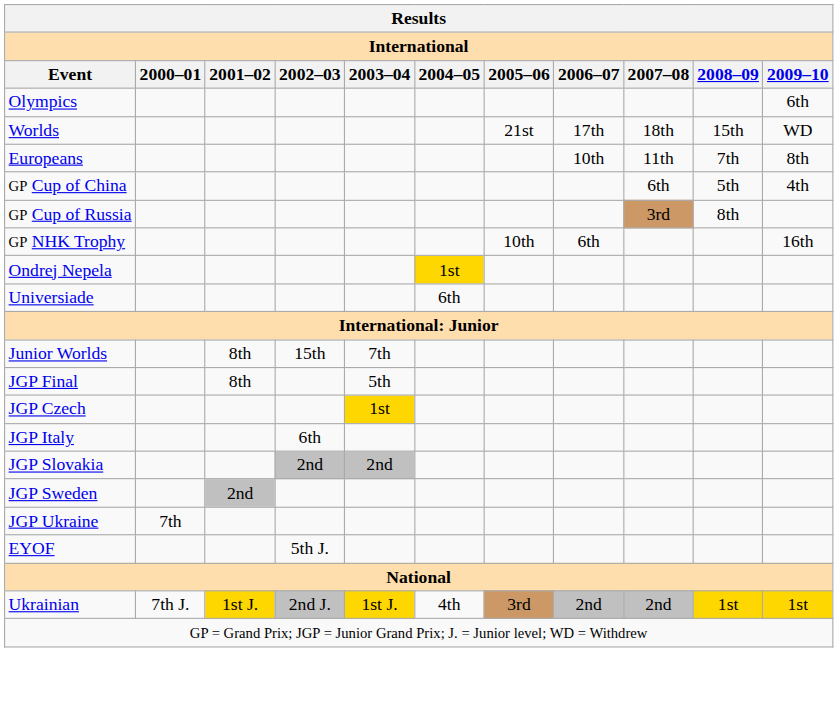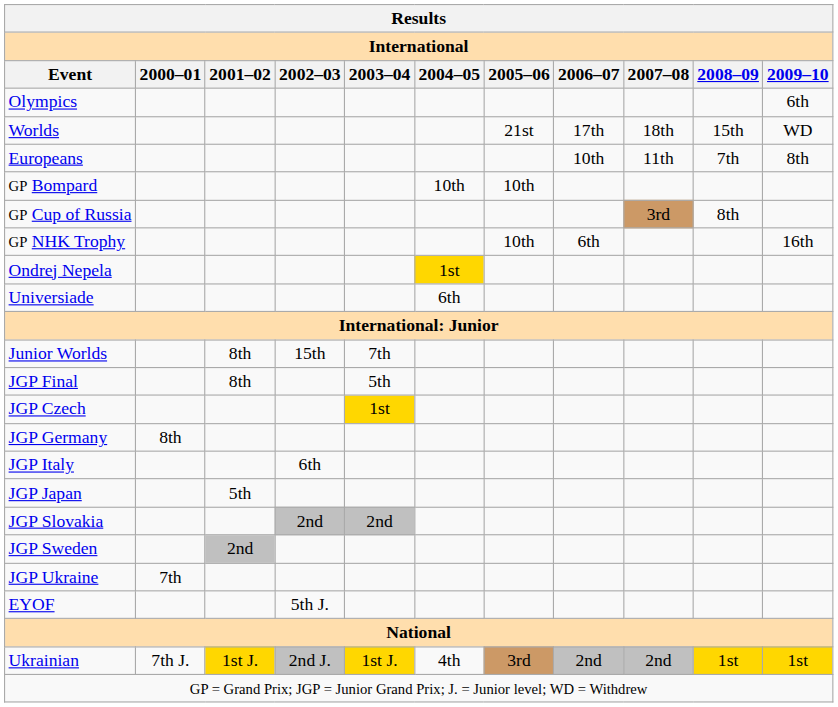+ row: (53, 185)
- row: (68, 185)
+ row: (58, 437)
+ row: (45, 492)
